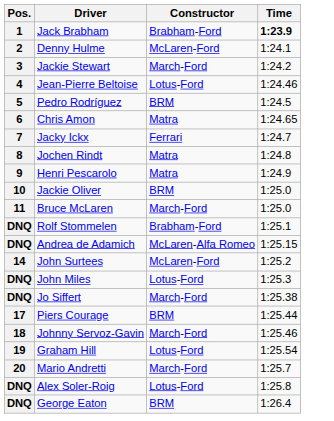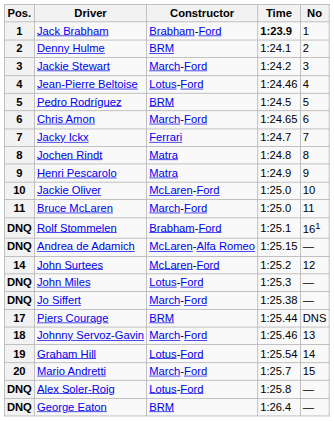+ column: (315, 13)
(184, 48) McLaren-Ford -> (162, 48) BRM
(164, 119) Matra -> (178, 119) March-Ford
(162, 191) BRM -> (184, 191) McLaren-Ford
